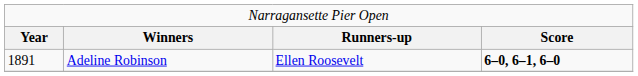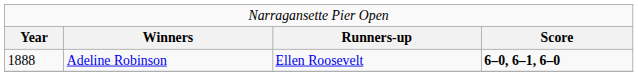(21, 59) 1891 -> (21, 59) 1888
